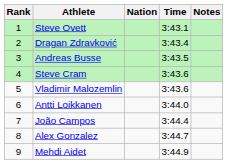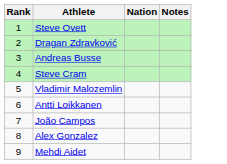- column: (175, 12)
